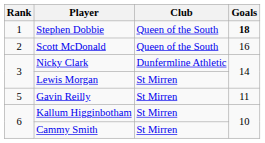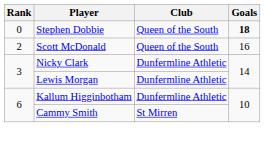(19, 29) 1 -> (19, 29) 0
(157, 79) St Mirren -> (181, 79) Dunfermline Athletic
- row: (63, 96)
(157, 113) St Mirren -> (181, 96) Dunfermline Athletic
